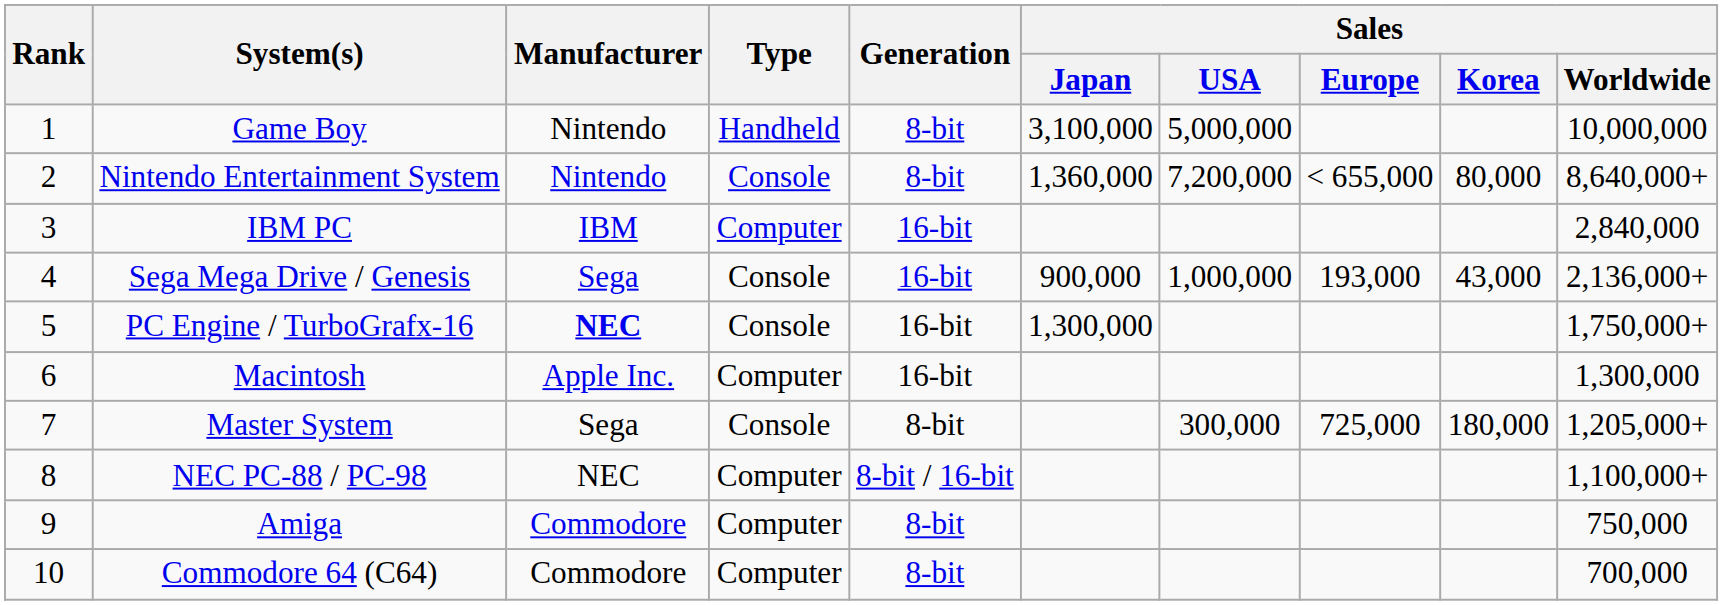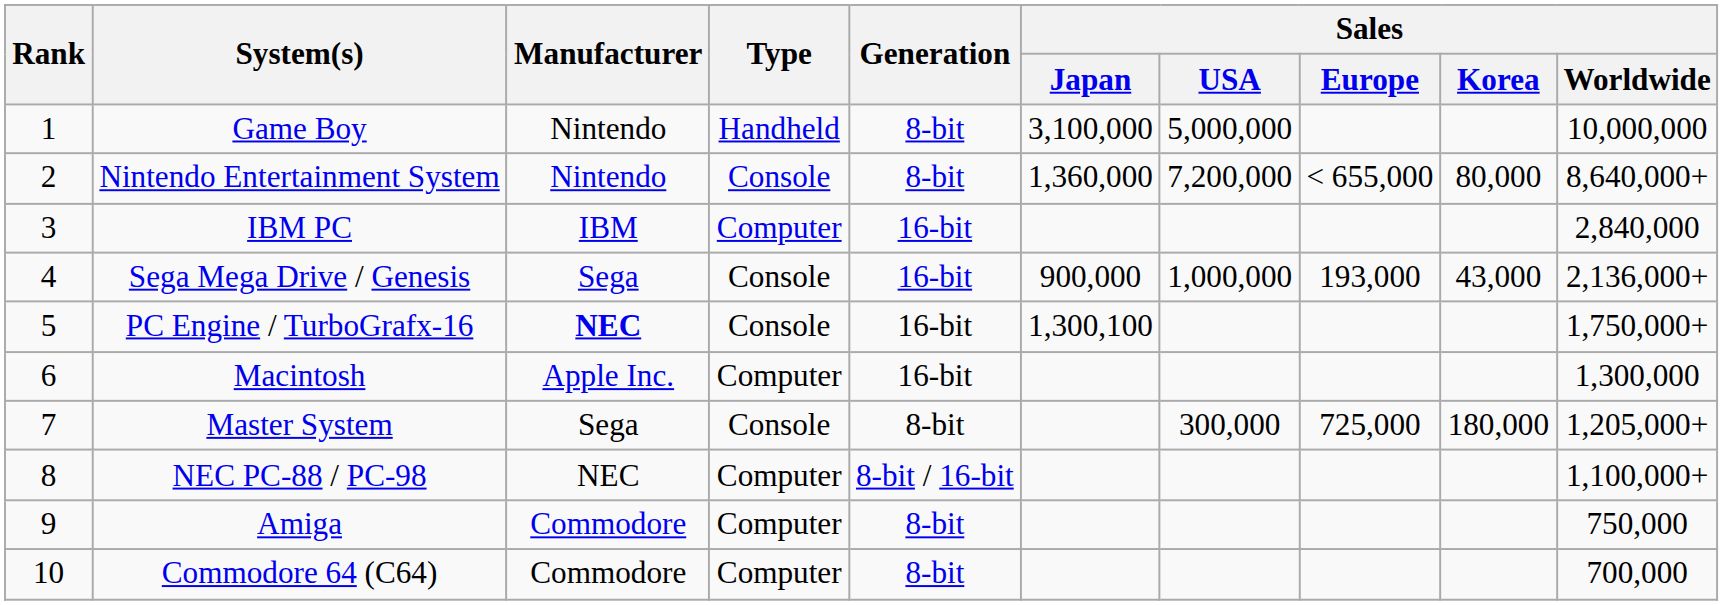(1091, 326) 1,300,000 -> (1091, 326) 1,300,100
